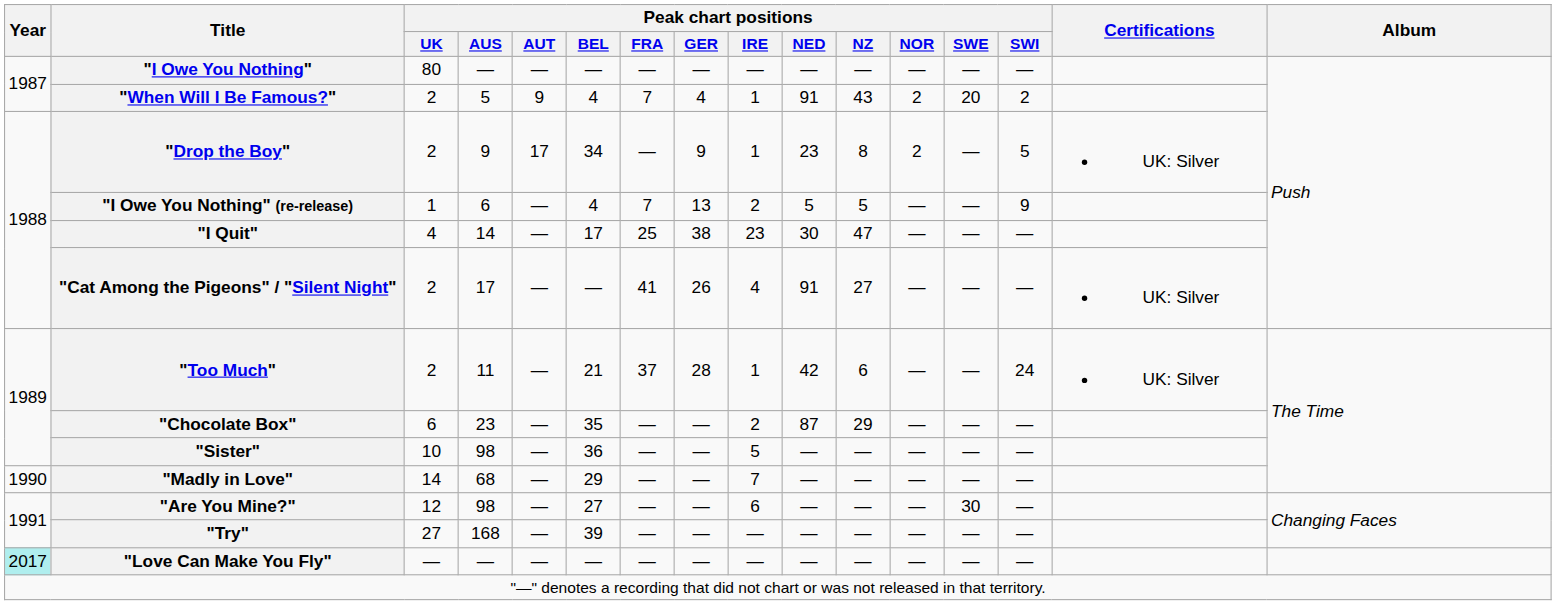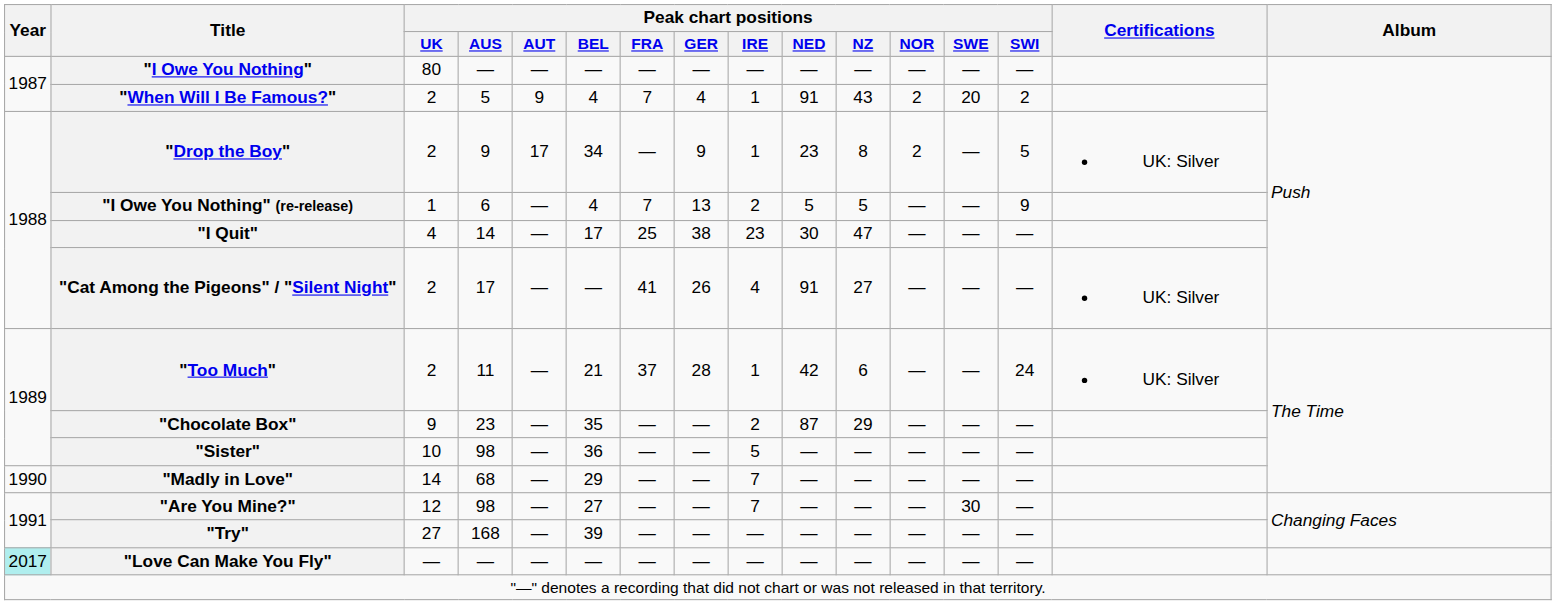(431, 424) 6 -> (431, 424) 9
(755, 506) 6 -> (755, 506) 7
